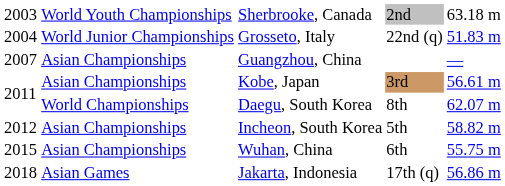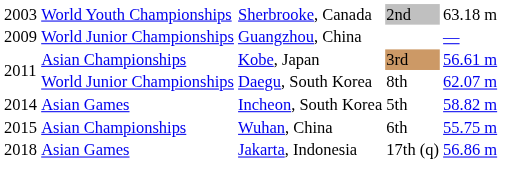- row: (287, 37)
(21, 59) 2007 -> (21, 37) 2009
(114, 59) Asian Championships -> (138, 37) World Junior Championships
(115, 104) World Championships -> (138, 82) World Junior Championships
(21, 127) 2012 -> (21, 104) 2014
(114, 127) Asian Championships -> (85, 104) Asian Games
